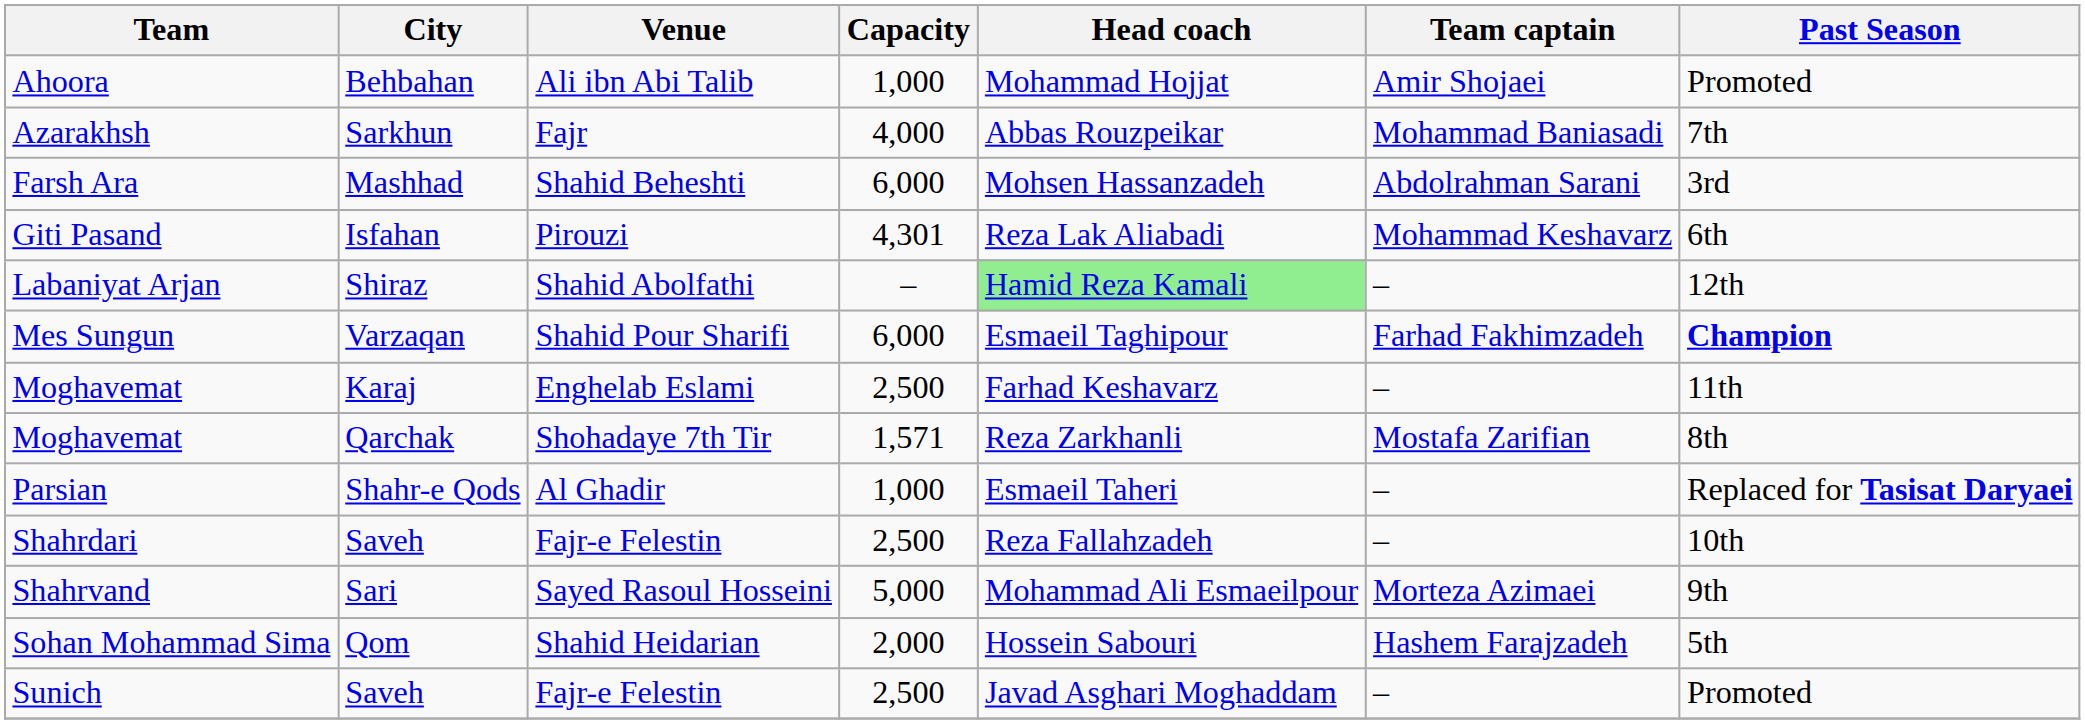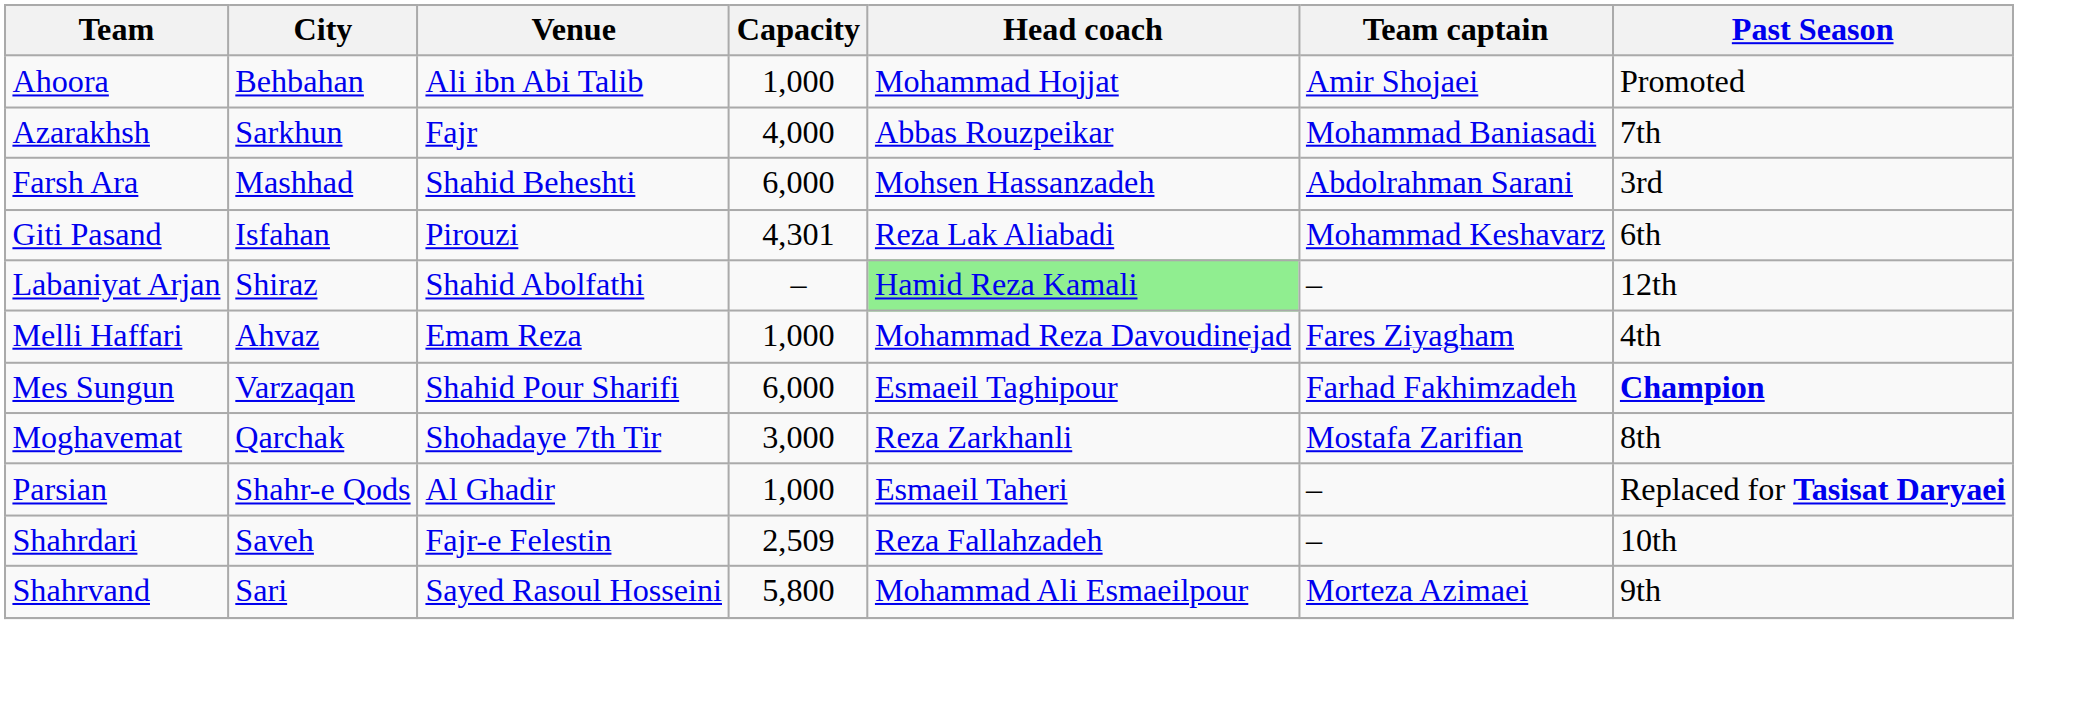+ row: (97, 336)
- row: (97, 387)
(908, 438) 1,571 -> (798, 438) 3,000
(908, 540) 2,500 -> (798, 540) 2,509
(908, 591) 5,000 -> (798, 591) 5,800
- row: (171, 642)
- row: (57, 693)
